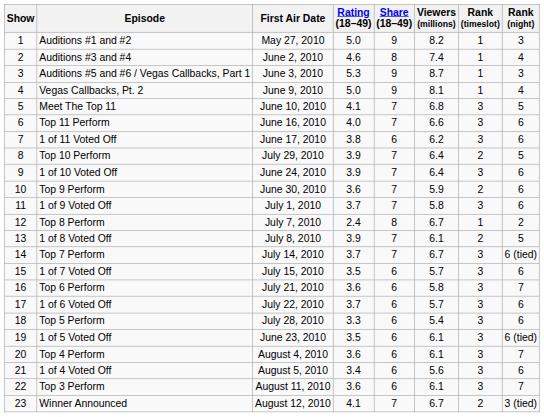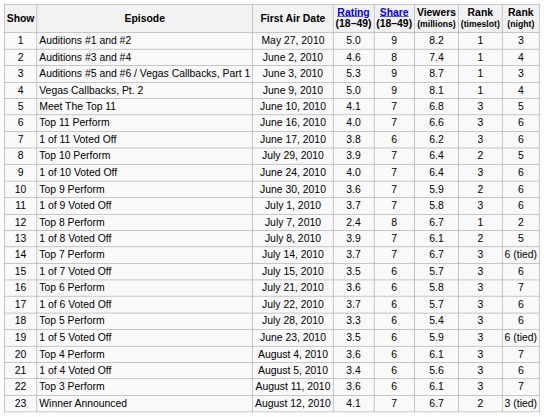(354, 172) 3.9 -> (354, 172) 4.0
(436, 337) 6.1 -> (436, 337) 5.9
